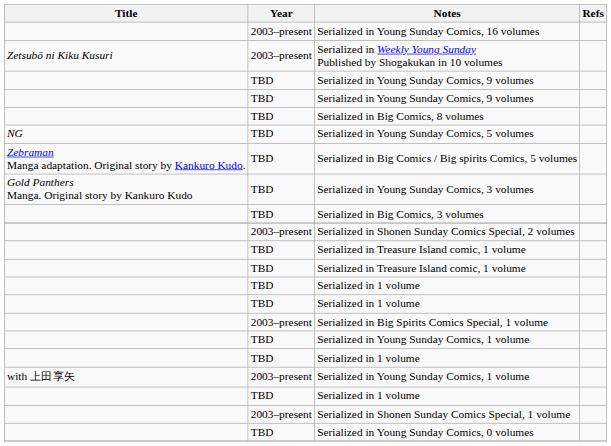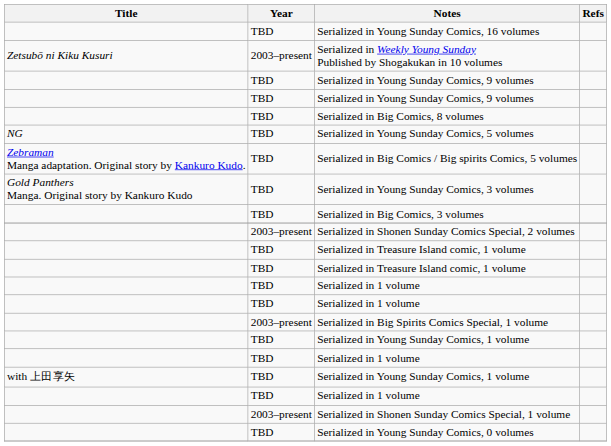(281, 31) 2003–present -> (262, 31) TBD
(281, 377) 2003–present -> (262, 377) TBD
